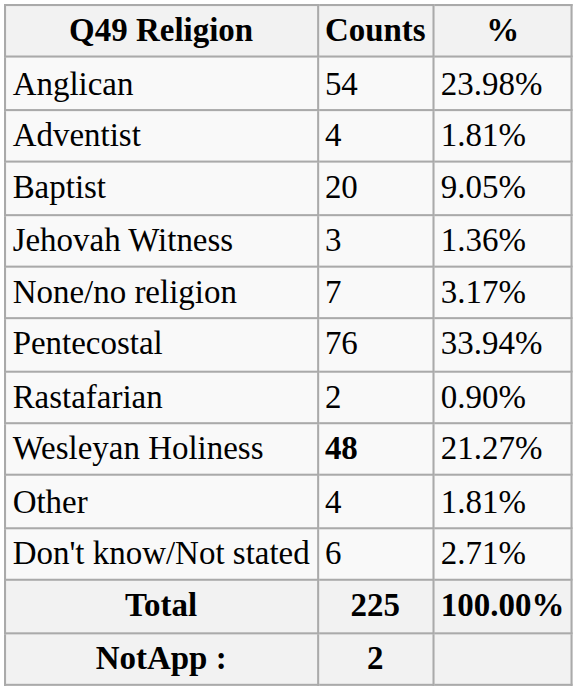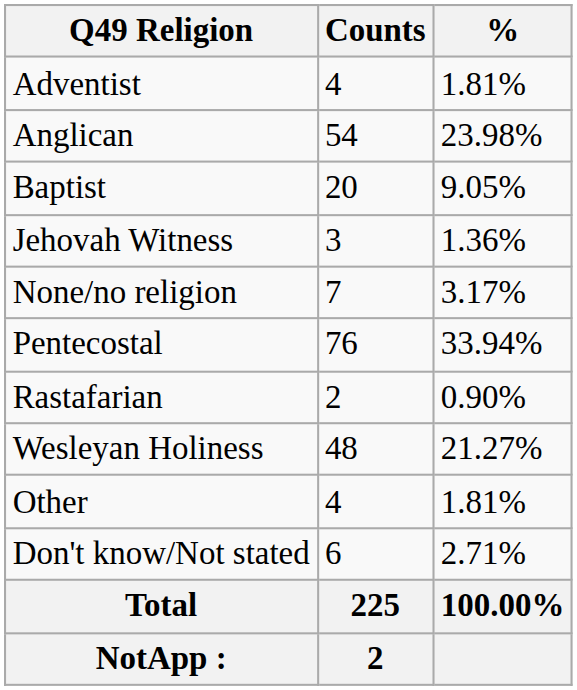rows swapped: (77, 135) <-> (73, 82)
(341, 448) bold -> (341, 448) normal
